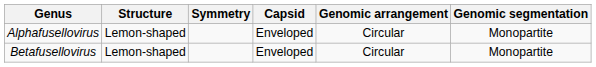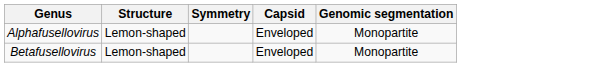- column: (383, 14)
